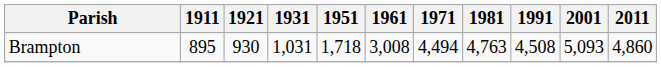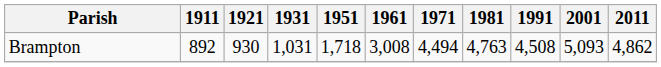(202, 47) 895 -> (202, 47) 892
(632, 47) 4,860 -> (632, 47) 4,862
